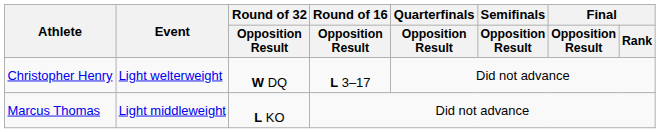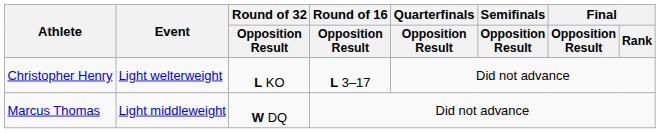(269, 83) W DQ -> (269, 83) L KO
(269, 118) L KO -> (269, 118) W DQ
